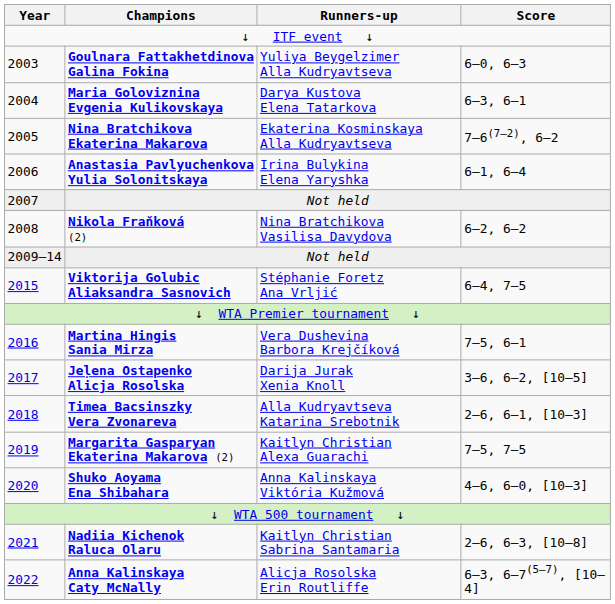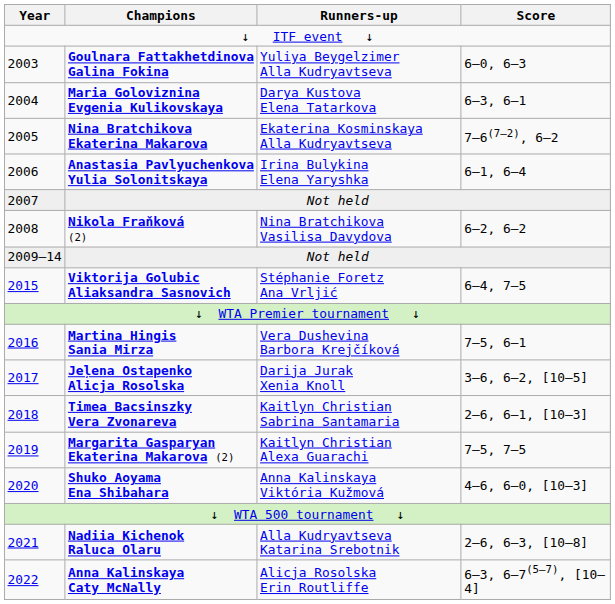(330, 414) Alla Kudryavtseva Katarina Srebotnik -> (330, 414) Kaitlyn Christian Sabrina Santamaria
(330, 542) Kaitlyn Christian Sabrina Santamaria -> (330, 542) Alla Kudryavtseva Katarina Srebotnik
